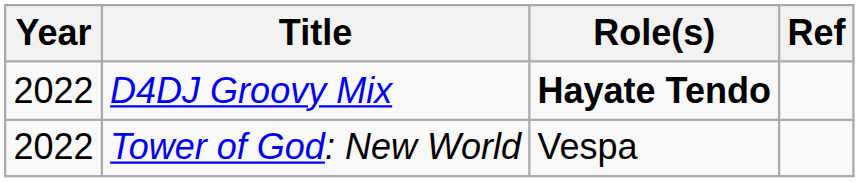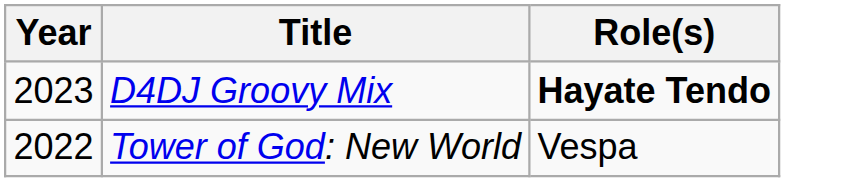- column: (817, 33)
(53, 90) 2022 -> (53, 90) 2023
